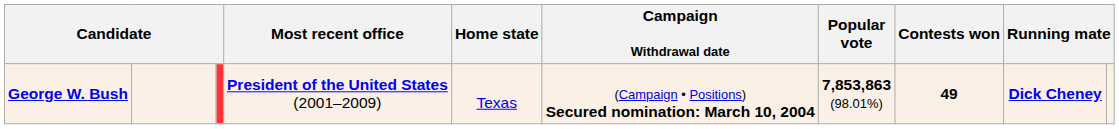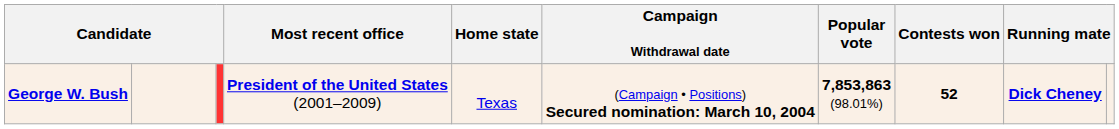(949, 93) 49 -> (949, 93) 52
